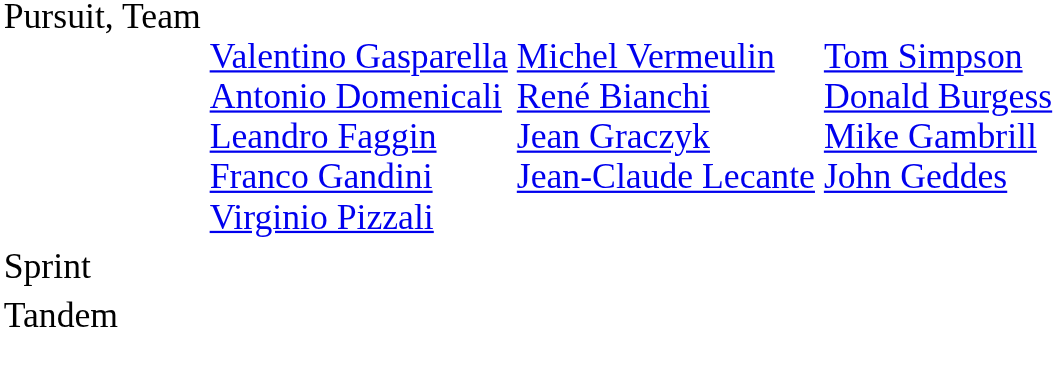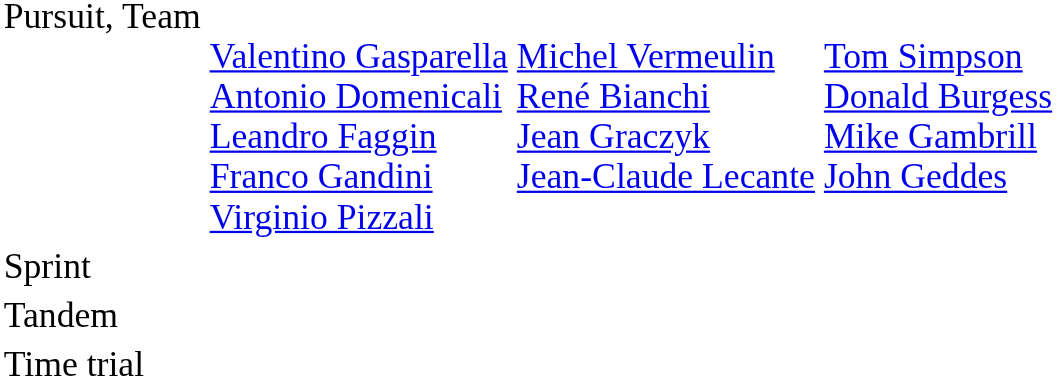+ row: (74, 364)
